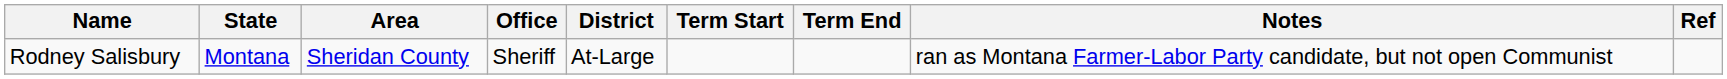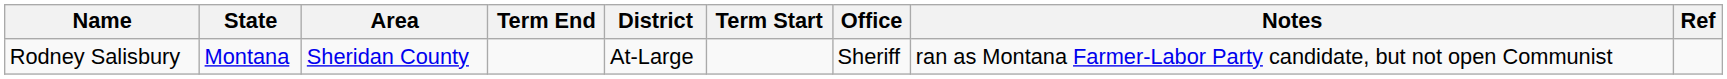columns swapped: (527, 21) <-> (852, 21)
